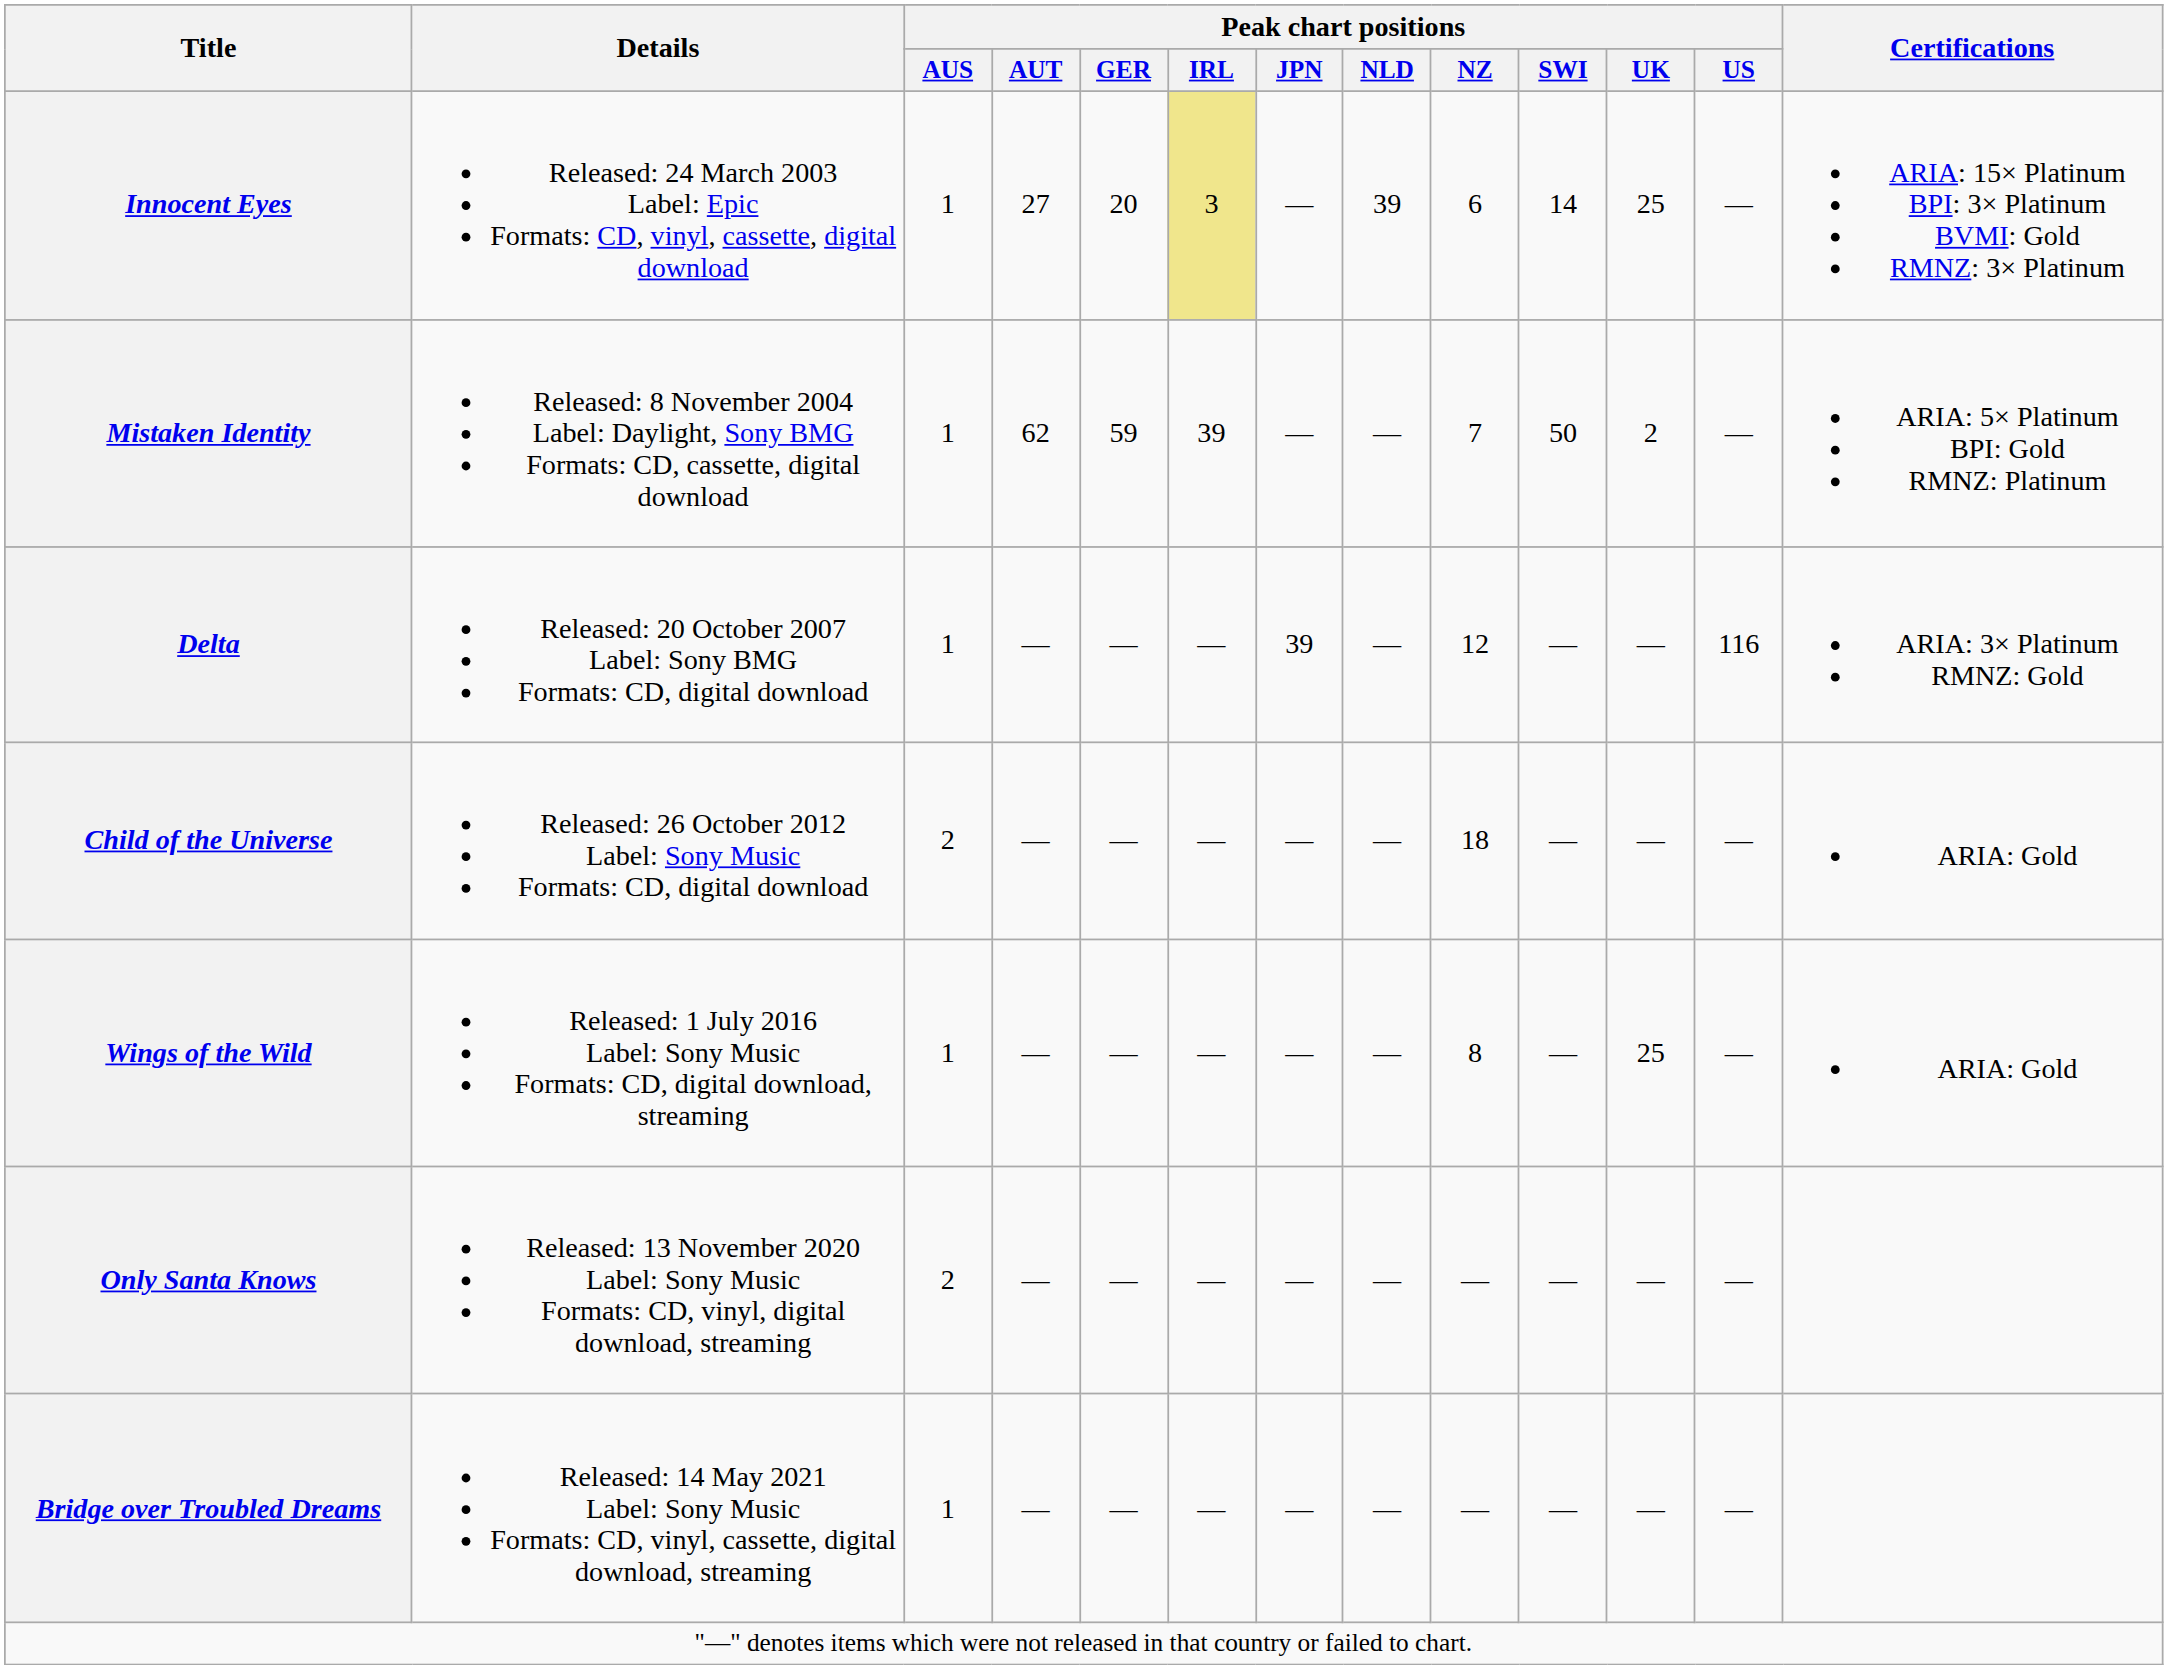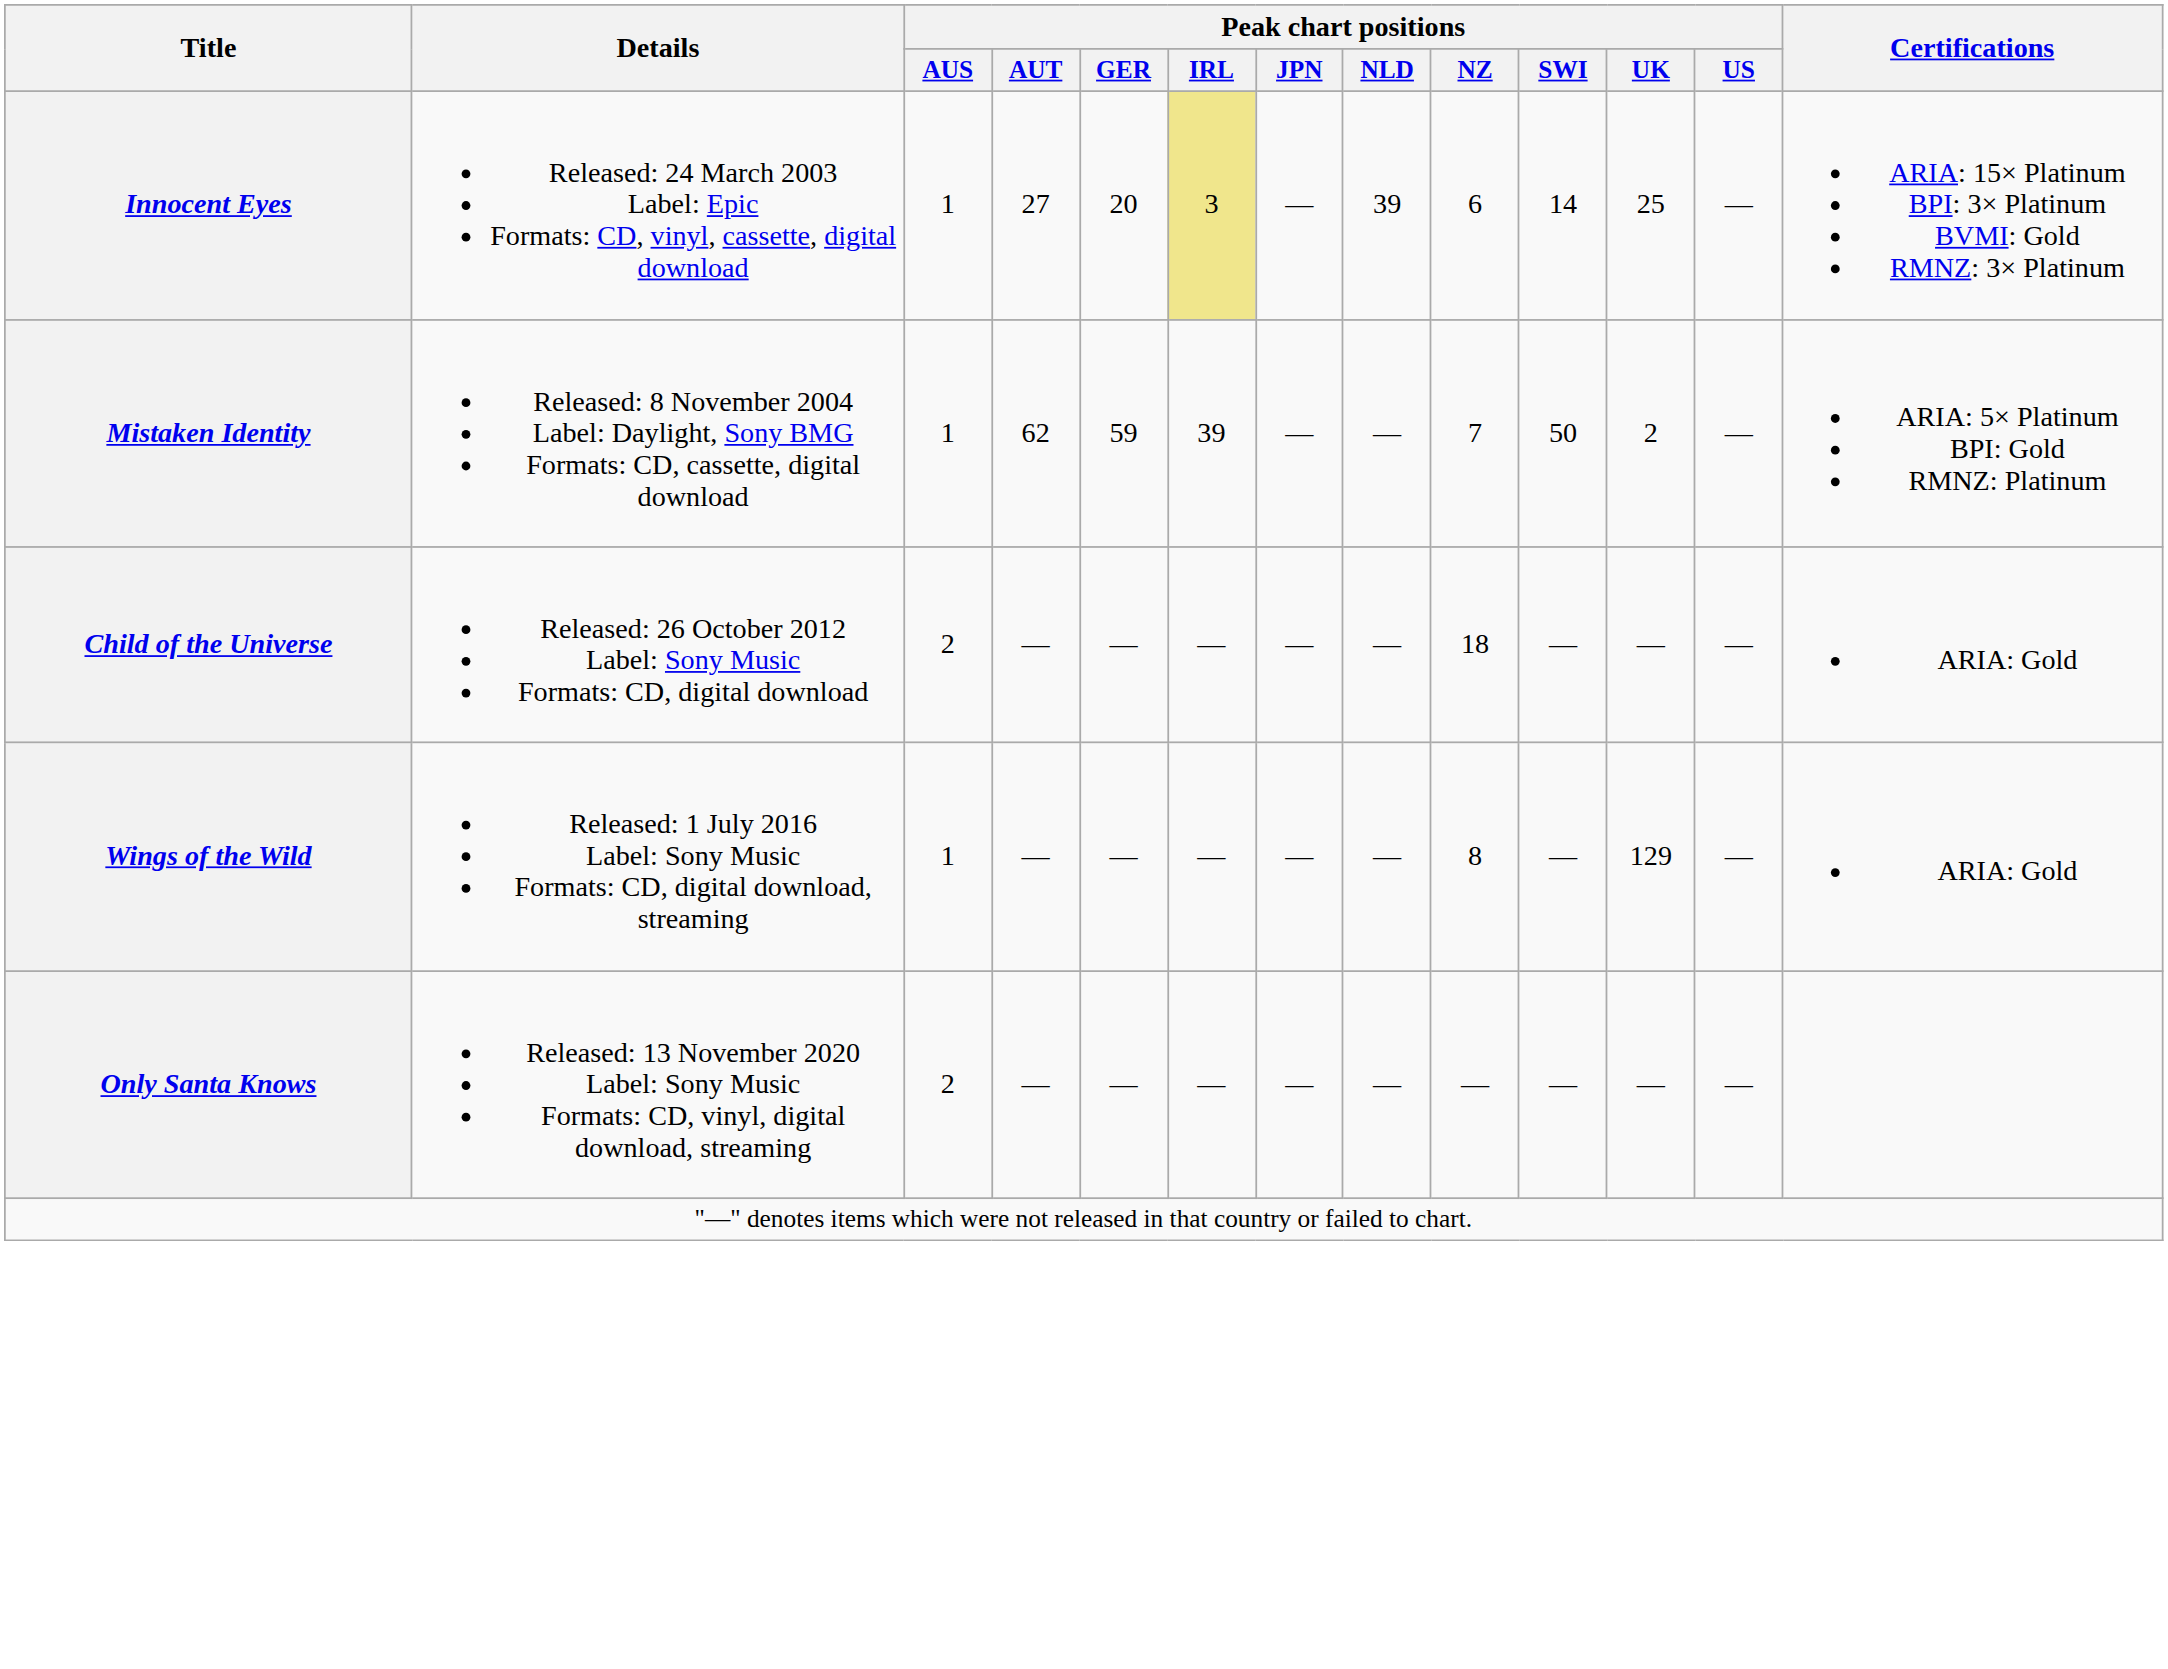- row: (208, 644)
(1651, 1052) 25 -> (1651, 856) 129
- row: (208, 1507)
